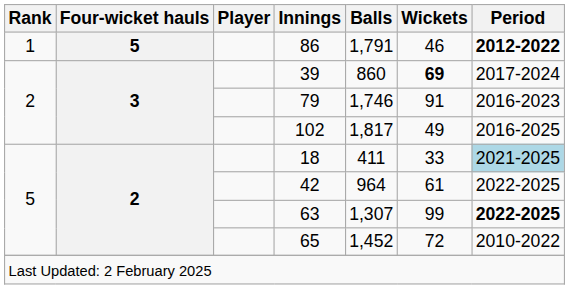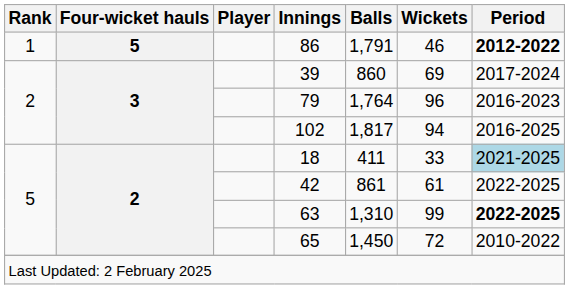(435, 74) bold -> (435, 74) normal
(371, 102) 1,746 -> (371, 102) 1,764
(435, 102) 91 -> (435, 102) 96
(435, 130) 49 -> (435, 130) 94
(371, 185) 964 -> (371, 185) 861
(371, 213) 1,307 -> (371, 213) 1,310
(371, 241) 1,452 -> (371, 241) 1,450
